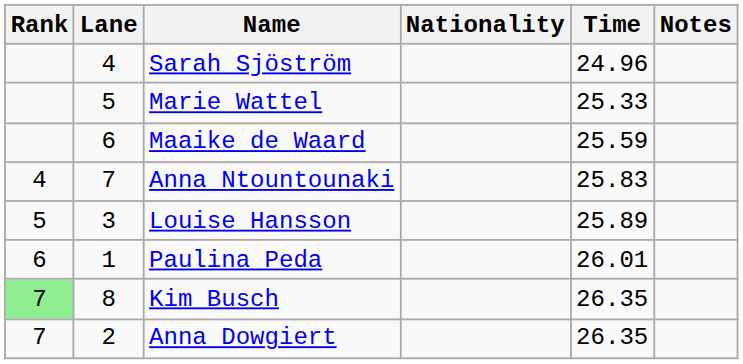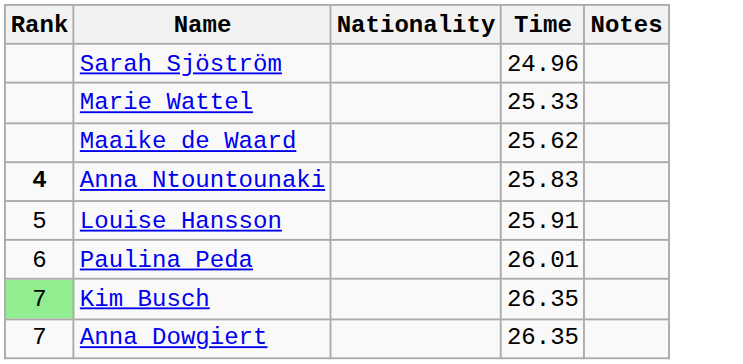- column: (109, 25)
(612, 142) 25.59 -> (543, 142) 25.62
(40, 181) normal -> (40, 181) bold
(612, 221) 25.89 -> (543, 221) 25.91
